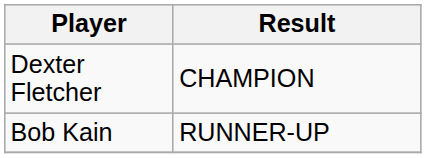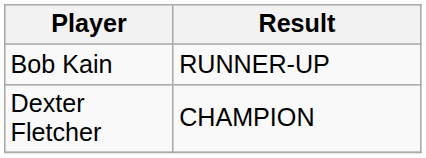rows swapped: (56, 78) <-> (62, 132)
